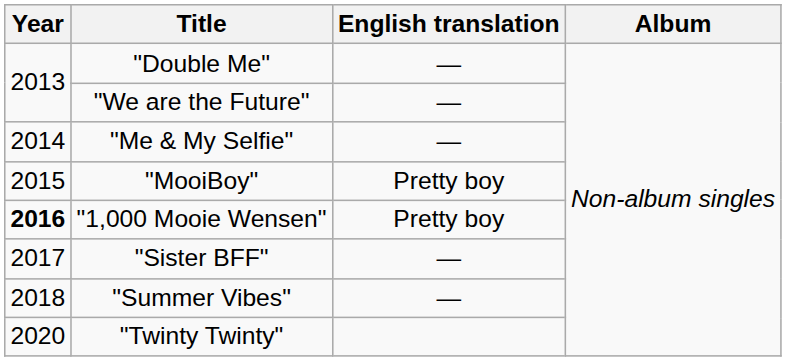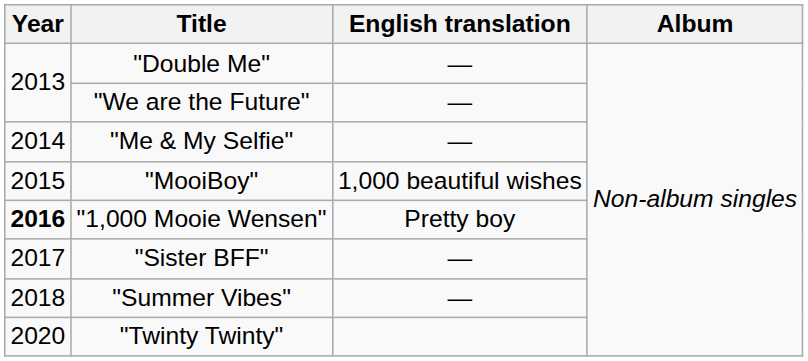(449, 180) Pretty boy -> (460, 180) 1,000 beautiful wishes
